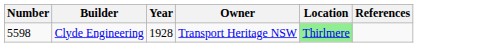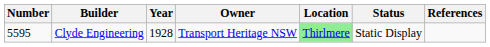+ column: (389, 13)
(19, 32) 5598 -> (19, 32) 5595
